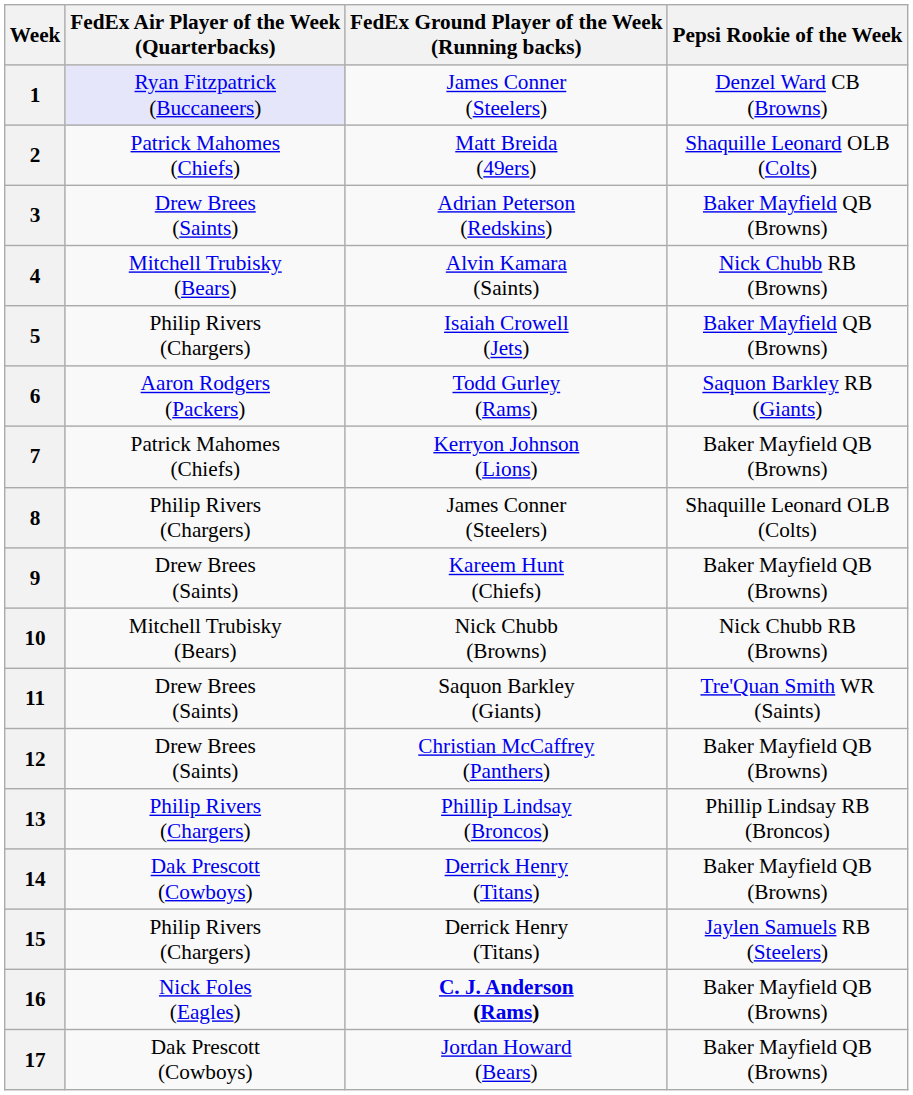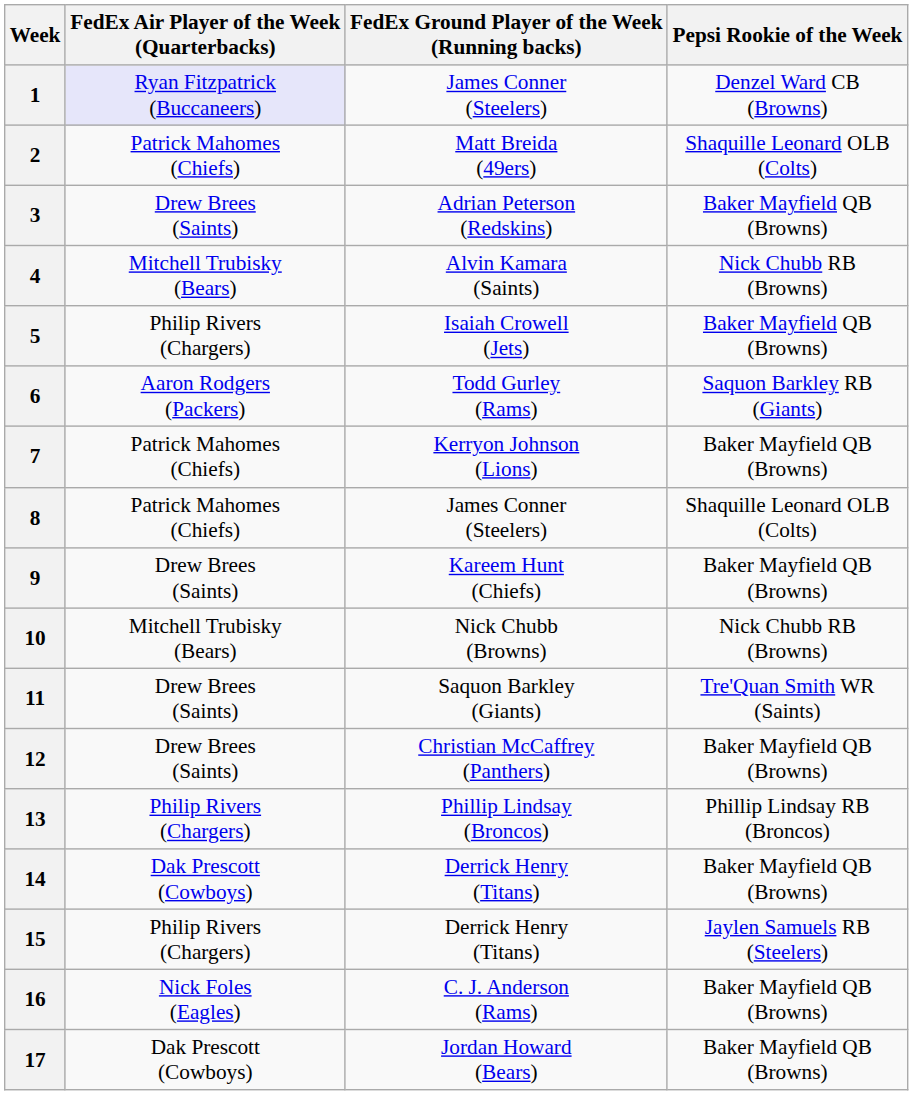(205, 517) Philip Rivers (Chargers) -> (205, 517) Patrick Mahomes (Chiefs)
(506, 999) bold -> (506, 999) normal
